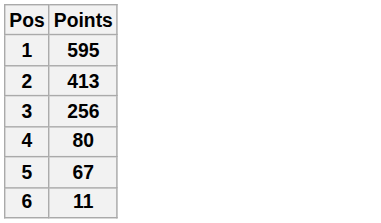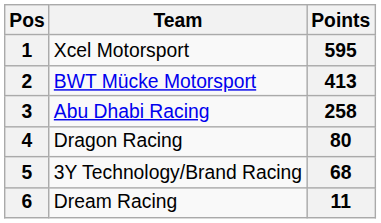+ column: (178, 20)
(83, 111) 256 -> (341, 111) 258
(83, 172) 67 -> (341, 172) 68
